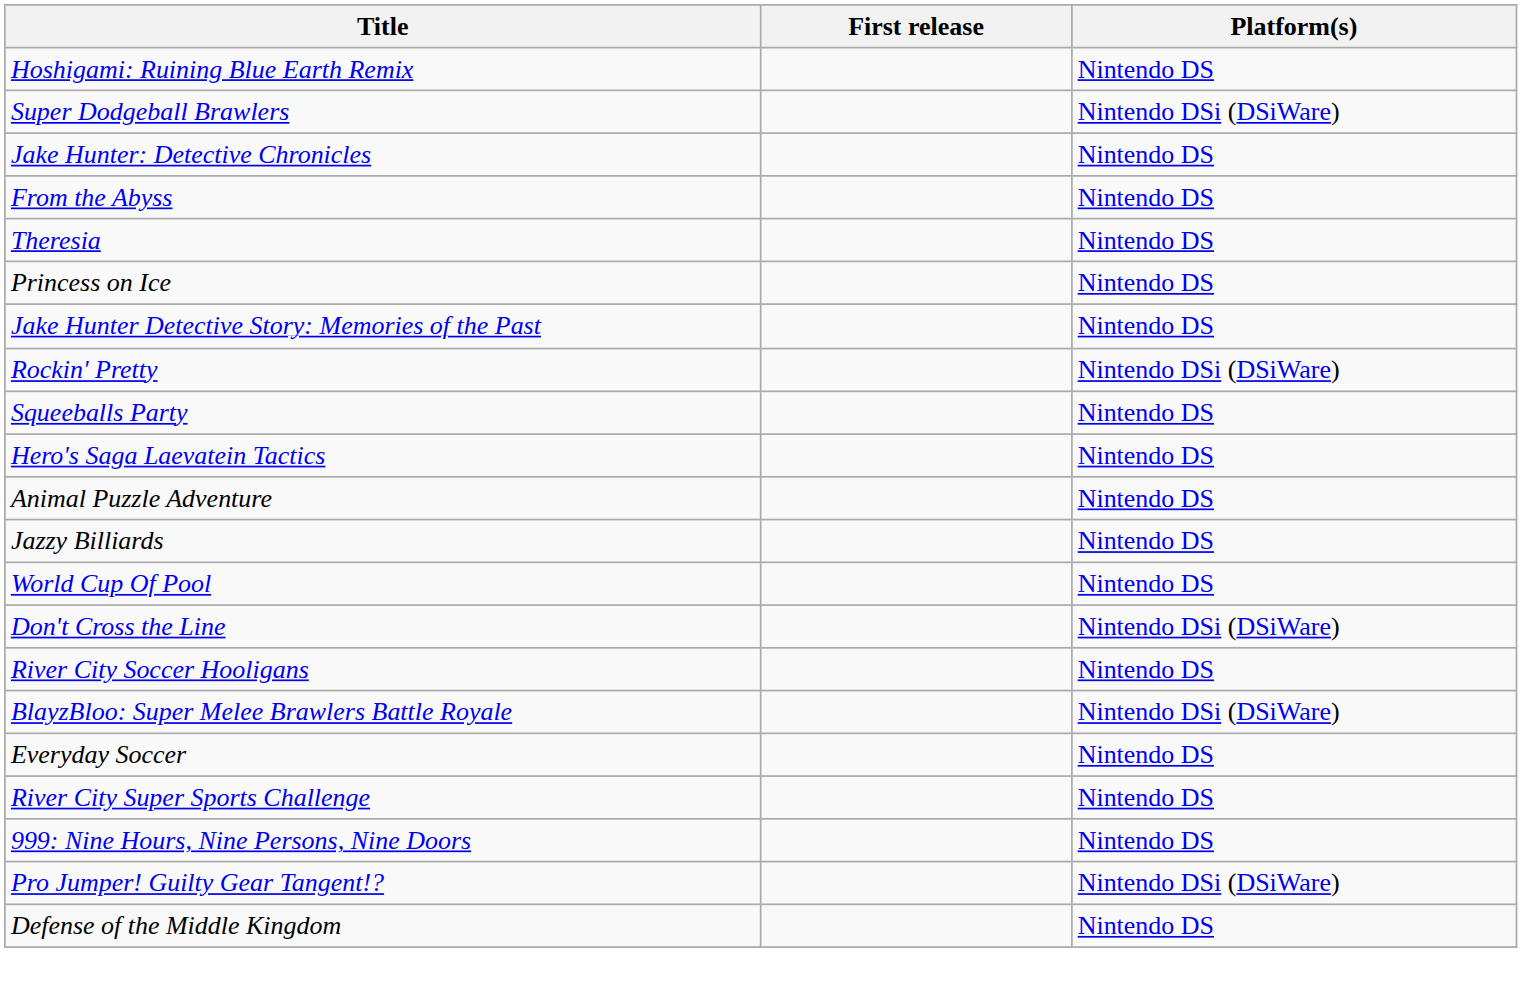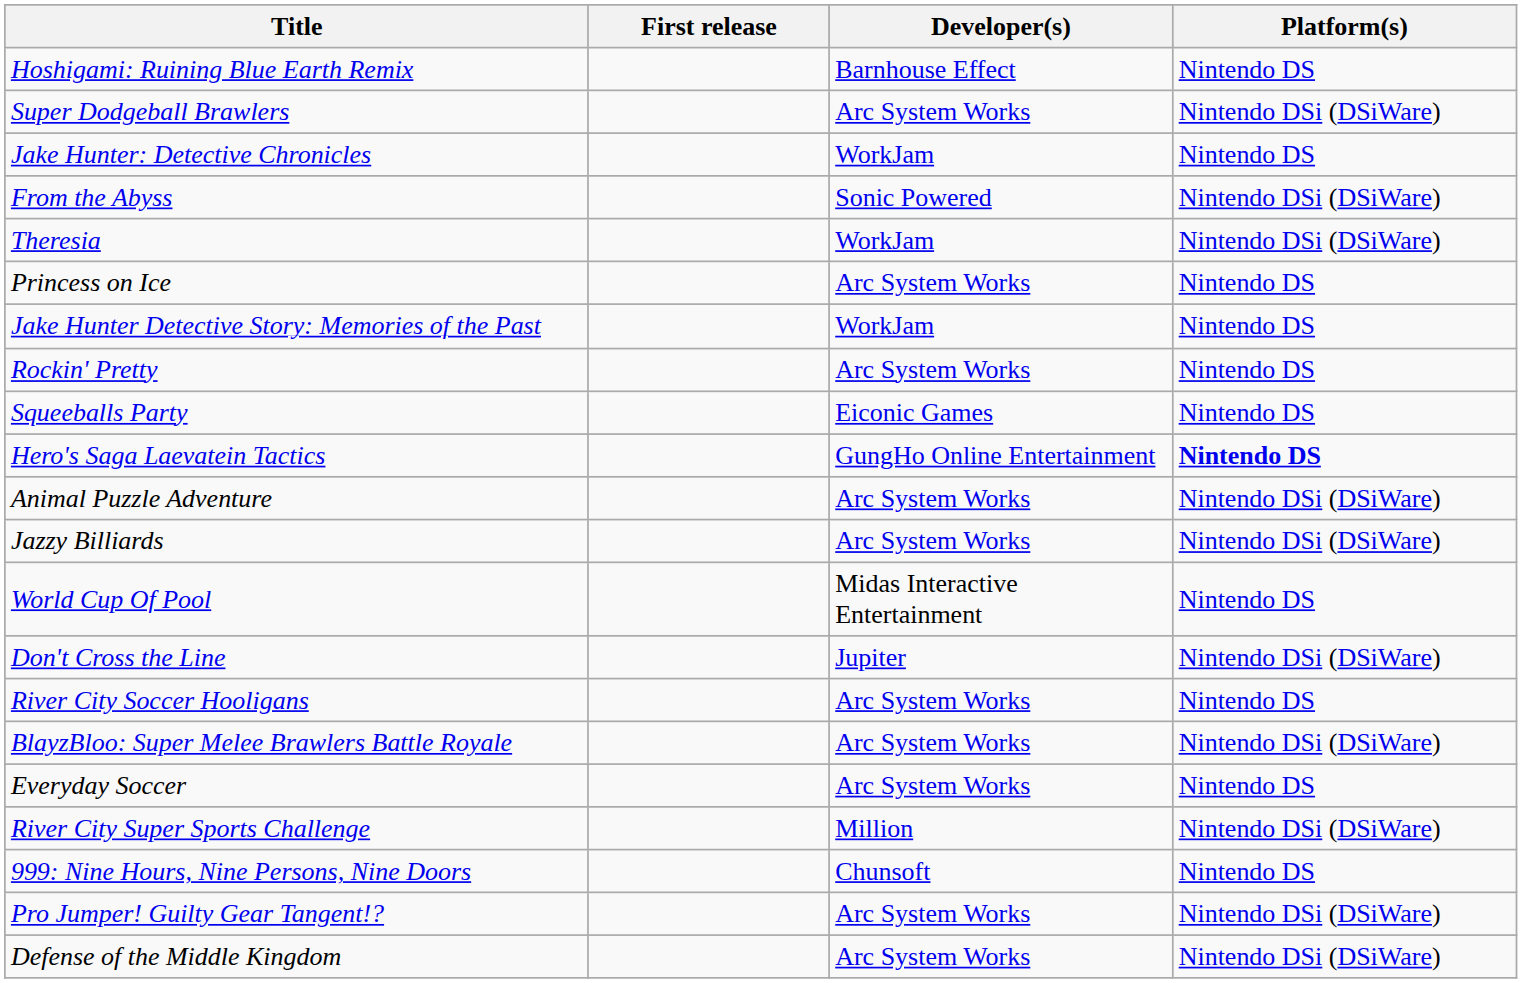+ column: (1001, 26)
(1146, 197) Nintendo DS -> (1310, 197) Nintendo DSi (DSiWare)
(1146, 240) Nintendo DS -> (1310, 240) Nintendo DSi (DSiWare)
(1209, 368) Nintendo DSi (DSiWare) -> (1247, 368) Nintendo DS
(1146, 454) normal -> (1250, 454) bold
(1146, 497) Nintendo DS -> (1310, 497) Nintendo DSi (DSiWare)
(1146, 540) Nintendo DS -> (1310, 540) Nintendo DSi (DSiWare)
(1146, 797) Nintendo DS -> (1310, 828) Nintendo DSi (DSiWare)
(1146, 926) Nintendo DS -> (1310, 956) Nintendo DSi (DSiWare)
